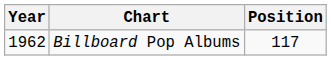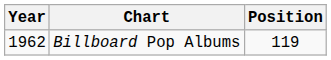(285, 43) 117 -> (285, 43) 119
